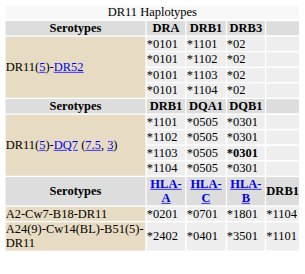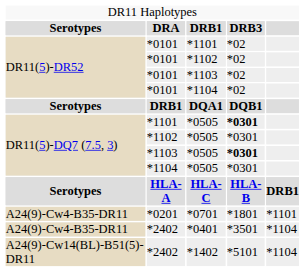(242, 121) normal -> (242, 121) bold
(56, 213) A2-Cw7-B18-DR11 -> (67, 213) A24(9)-Cw4-B35-DR11
(282, 213) *1104 -> (282, 213) *1101
(75, 236) A24(9)-Cw14(BL)-B51(5)-DR11 -> (67, 229) A24(9)-Cw4-B35-DR11
(282, 236) *1101 -> (282, 229) *1104
+ row: (162, 252)
